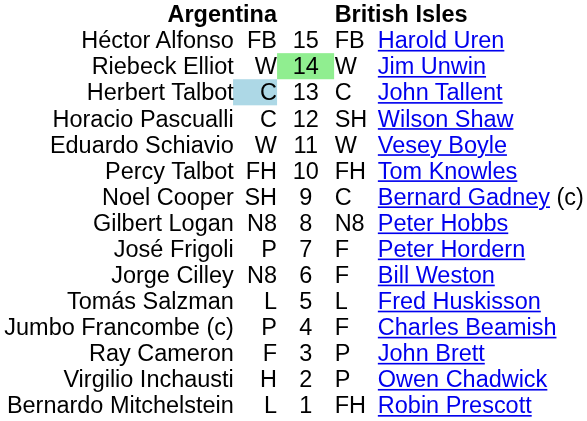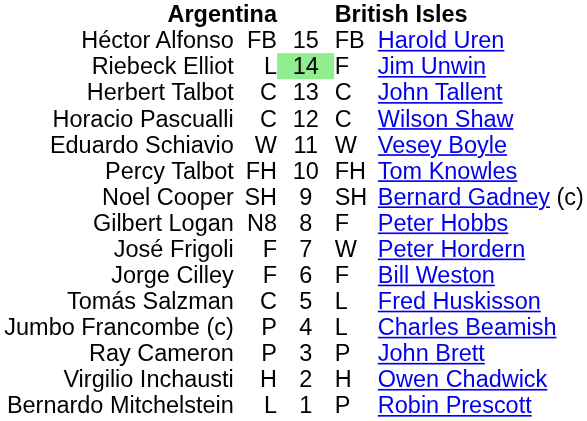(266, 66) W -> (270, 66) L
(346, 66) W -> (342, 66) F
(269, 92) lightblue background -> (269, 92) no background
(351, 118) SH -> (343, 118) C
(343, 197) C -> (351, 197) SH
(350, 223) N8 -> (342, 223) F
(269, 249) P -> (270, 249) F
(342, 249) F -> (346, 249) W
(262, 275) N8 -> (270, 275) F
(270, 301) L -> (269, 301) C
(342, 327) F -> (341, 327) L
(270, 353) F -> (269, 353) P
(342, 379) P -> (343, 379) H
(350, 405) FH -> (342, 405) P
